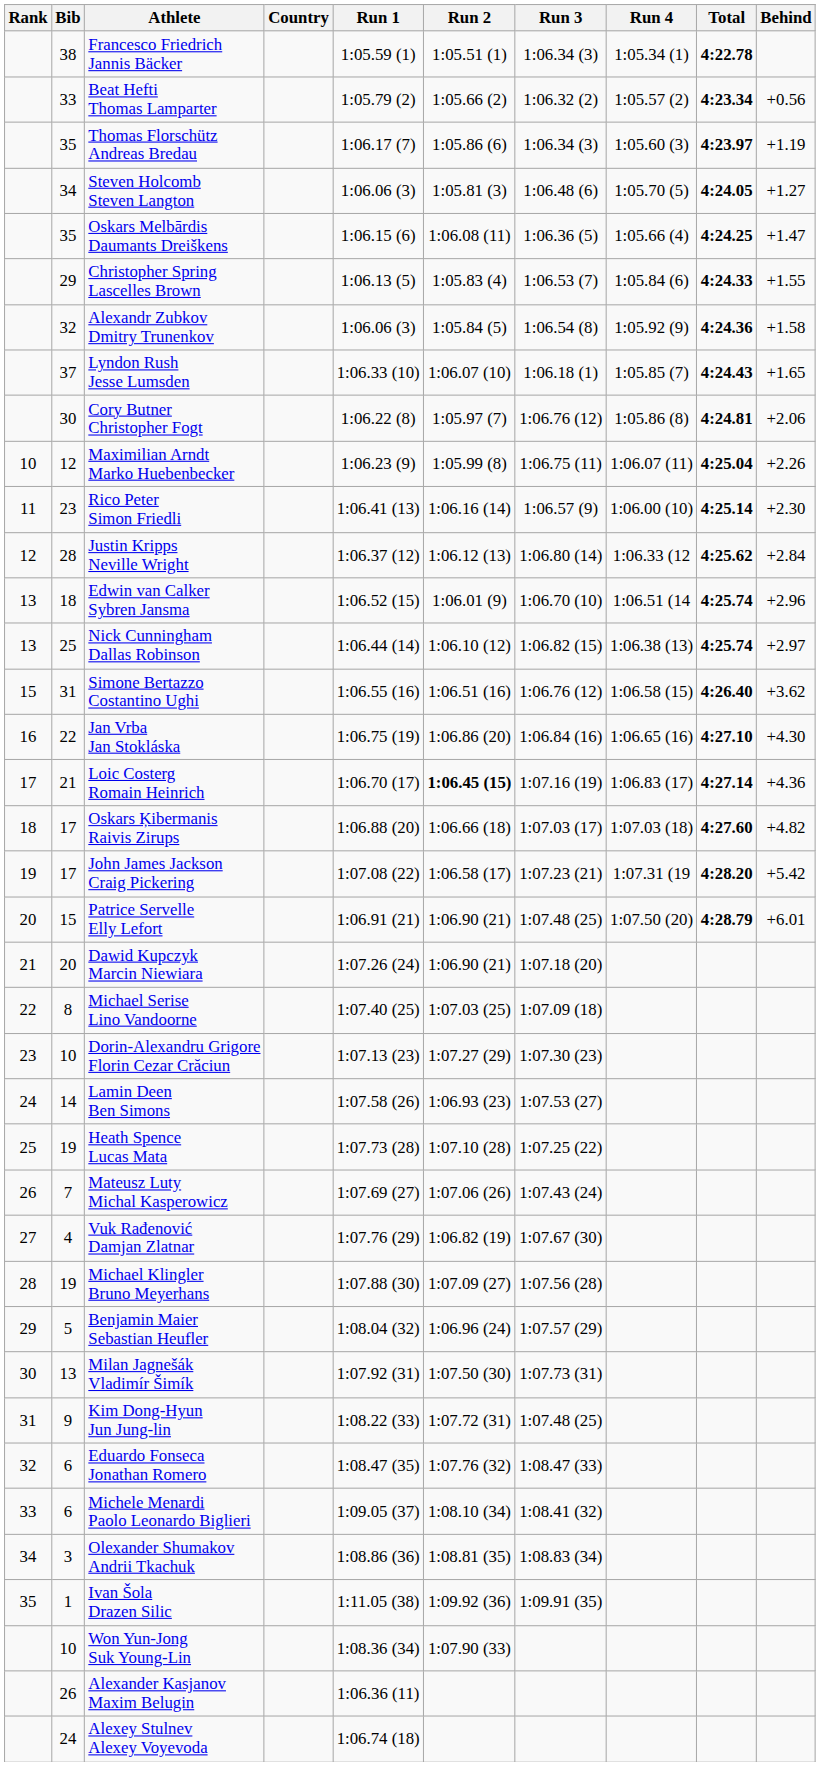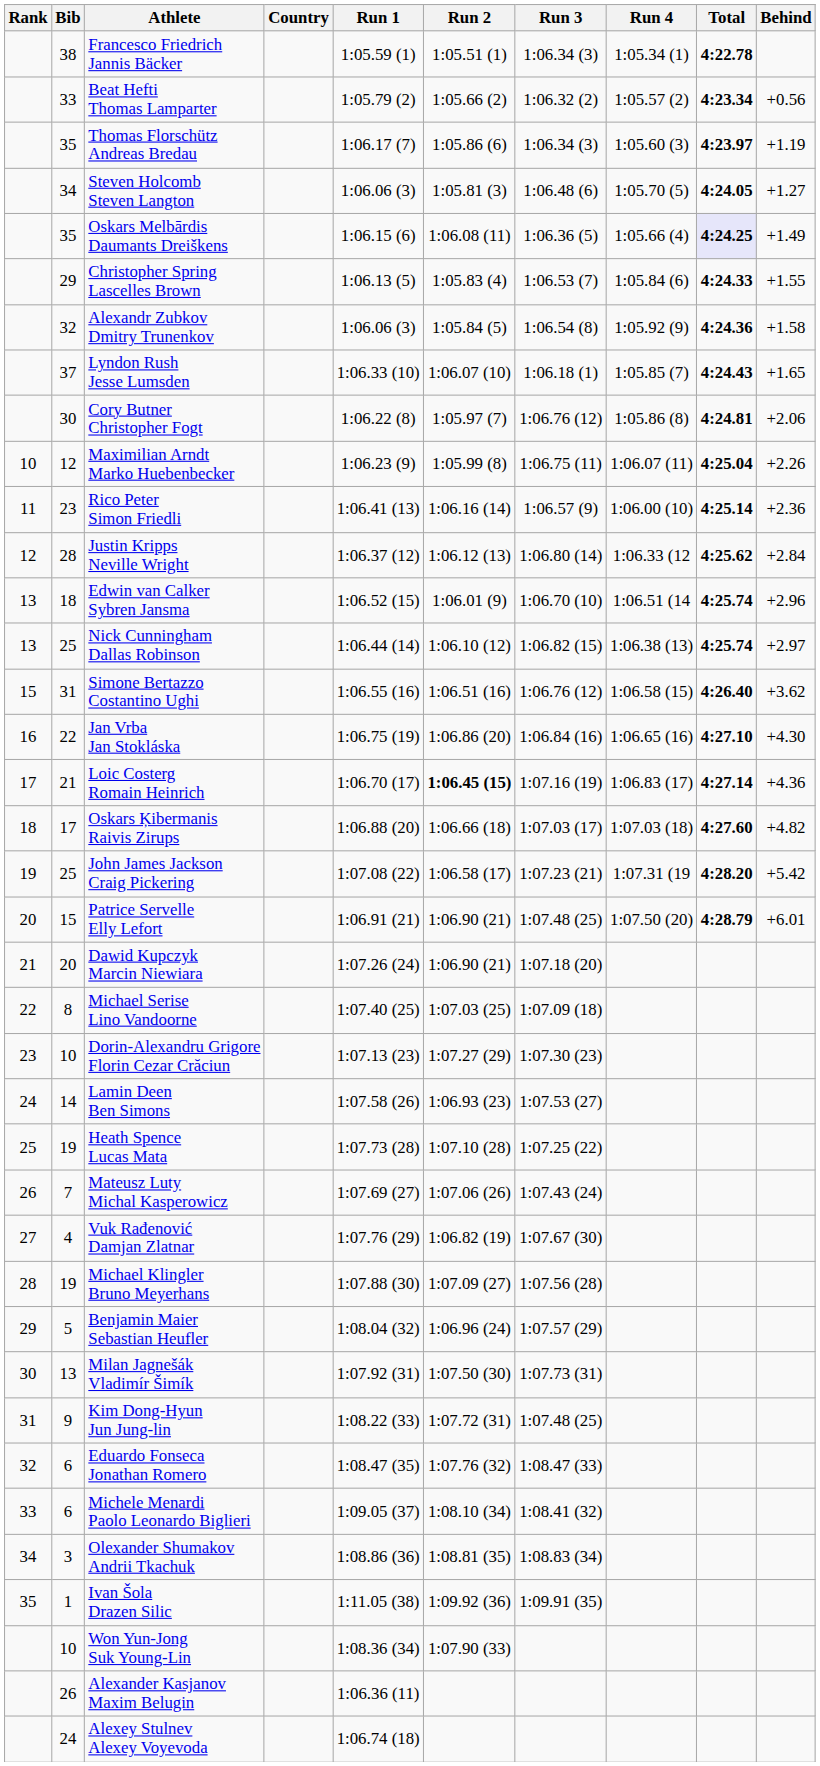(727, 236) no background -> (727, 236) lavender background
(786, 236) +1.47 -> (786, 236) +1.49
(786, 509) +2.30 -> (786, 509) +2.36
(68, 873) 17 -> (68, 873) 25
